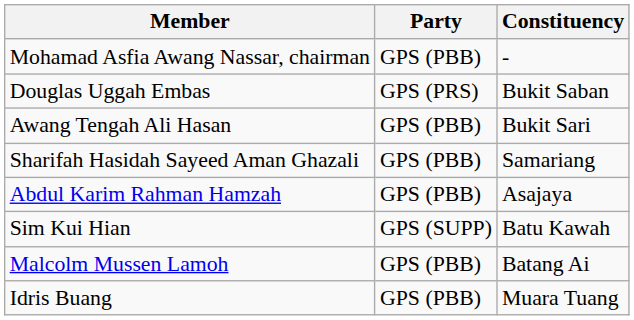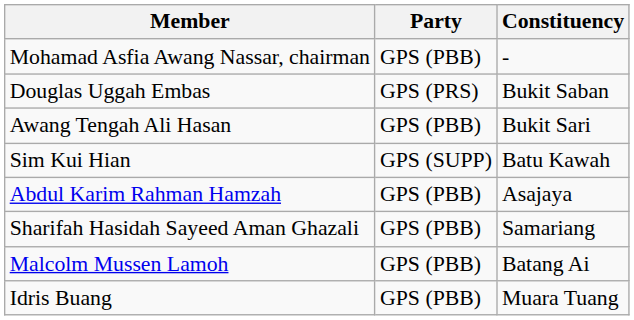rows swapped: (70, 228) <-> (184, 159)
